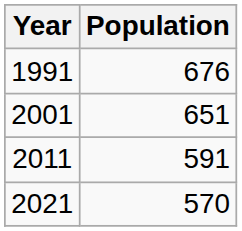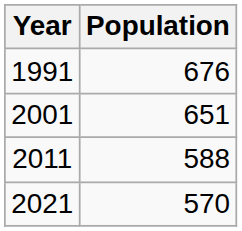(207, 159) 591 -> (207, 159) 588
